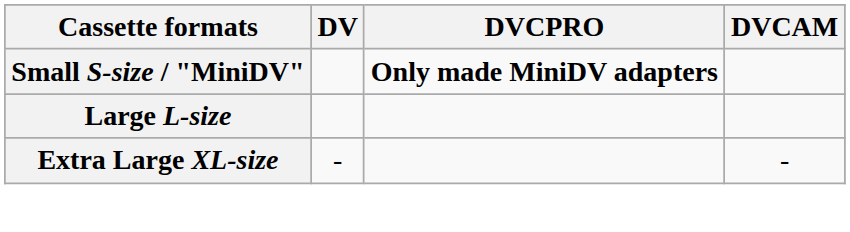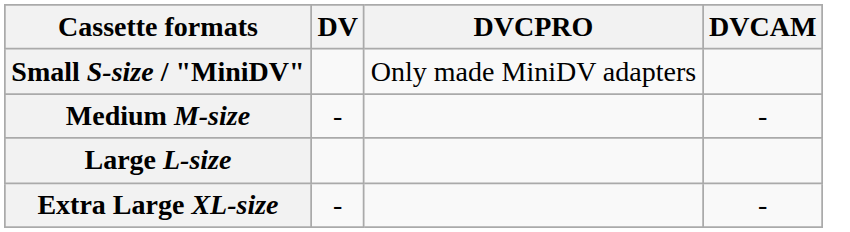(544, 71) bold -> (533, 71) normal
+ row: (158, 115)
